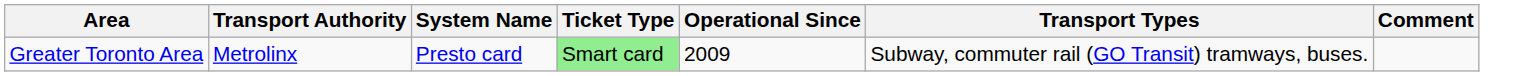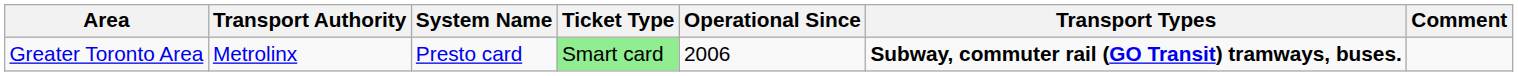(707, 53) 2009 -> (707, 53) 2006
(1119, 53) normal -> (1136, 53) bold
